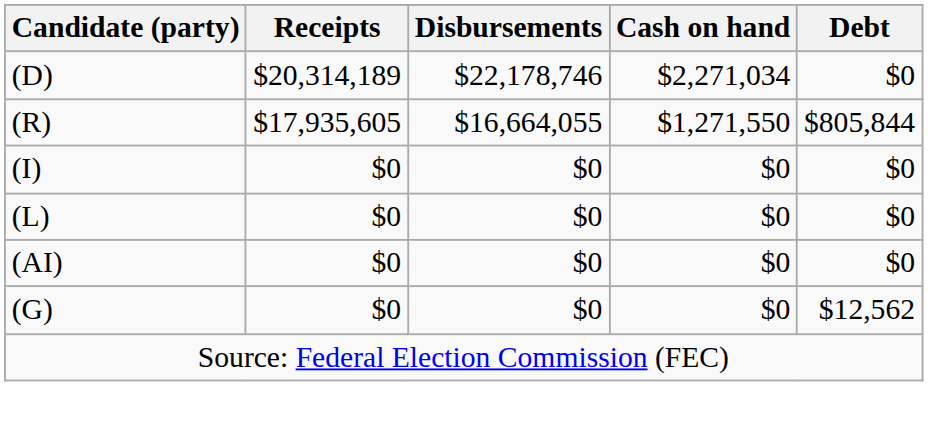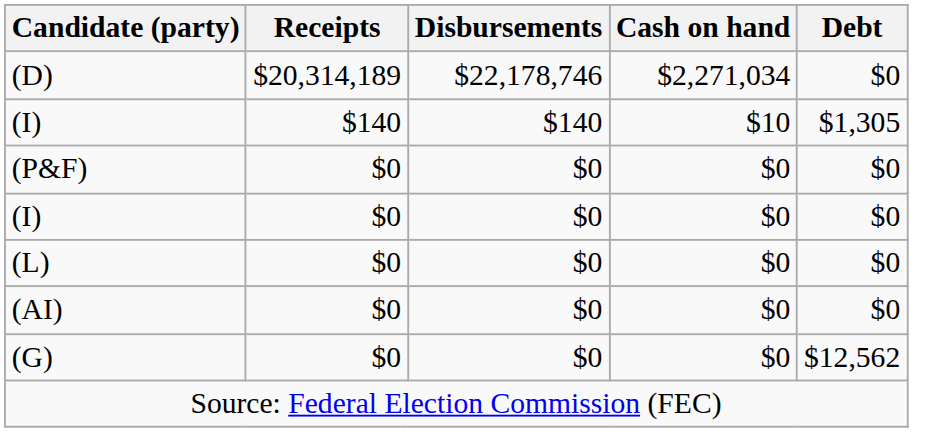- row: (31, 121)
+ row: (27, 121)
+ row: (50, 168)
